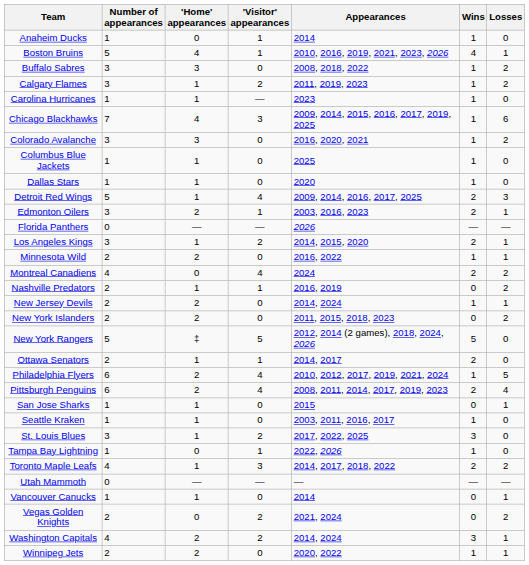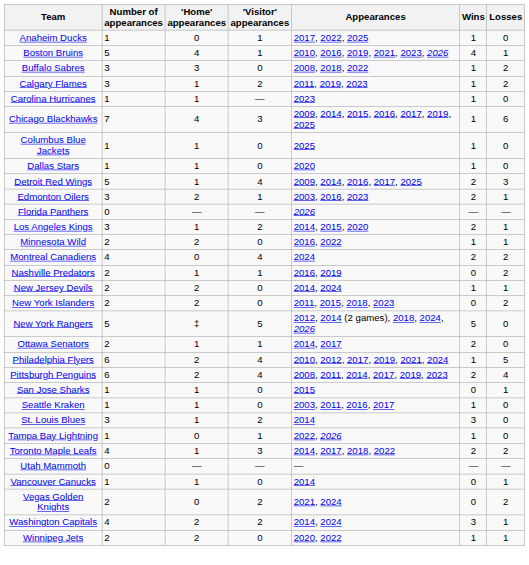(304, 38) 2014 -> (331, 38) 2017, 2022, 2025
- row: (53, 140)
(331, 435) 2017, 2022, 2025 -> (304, 420) 2014
